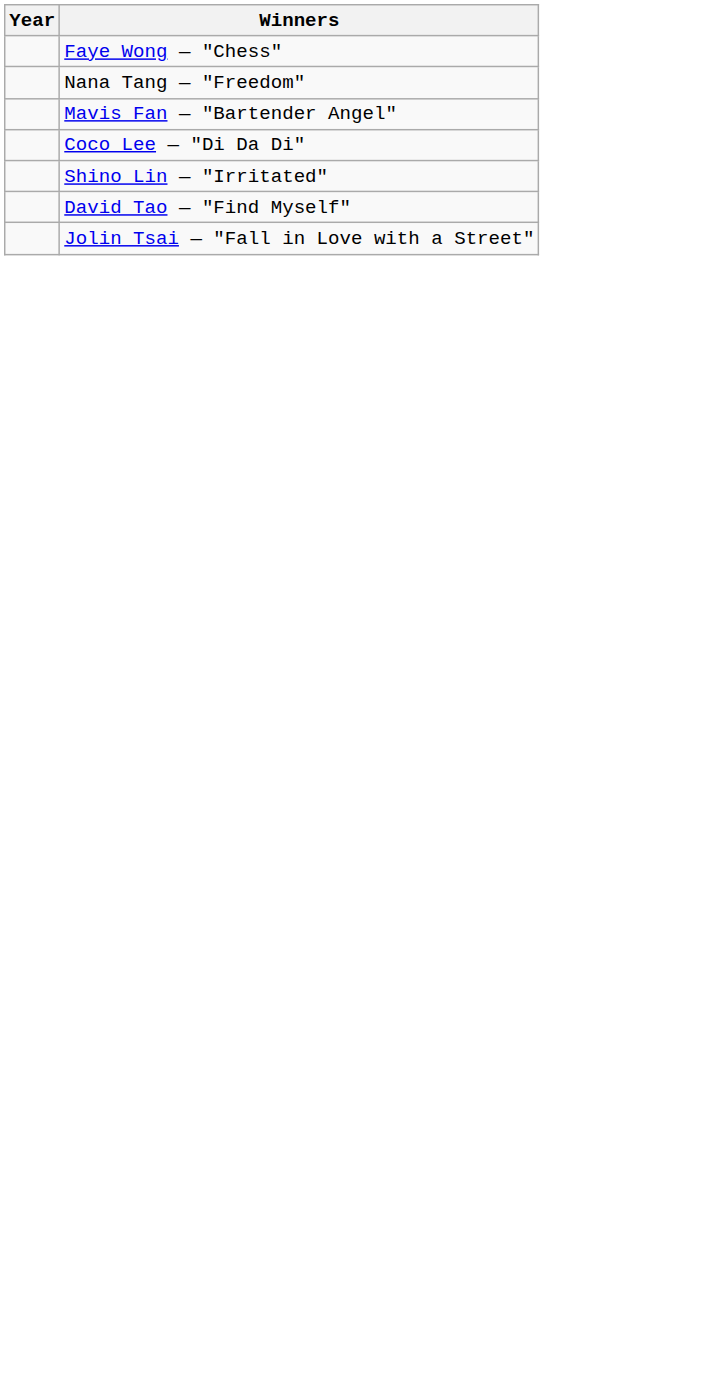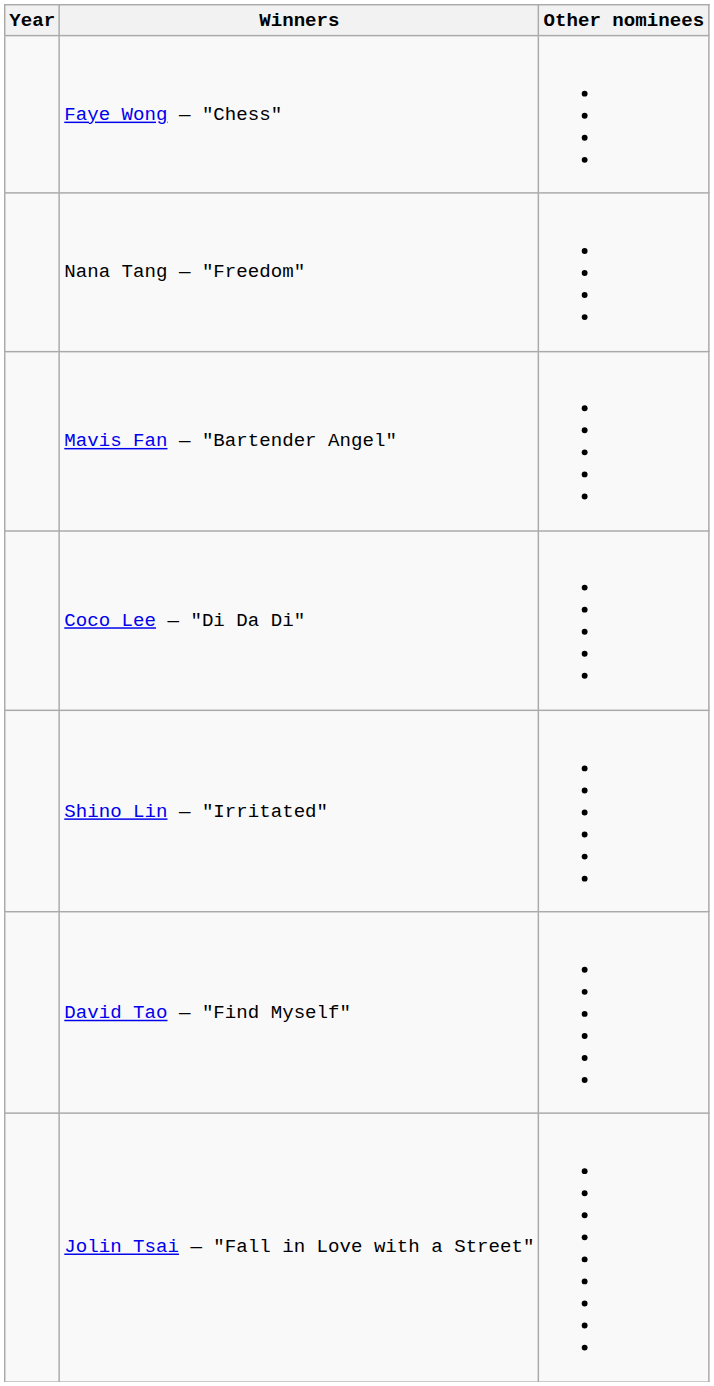+ column: (624, 20)
